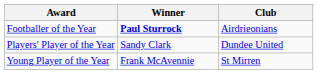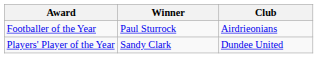(151, 28) bold -> (148, 28) normal
- row: (58, 61)
